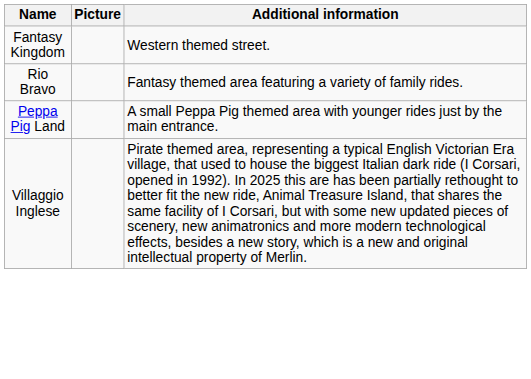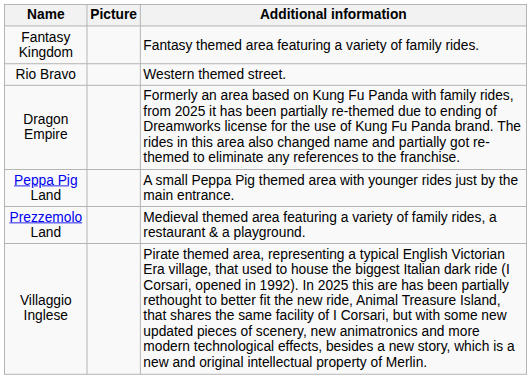(199, 44) Western themed street. -> (311, 44) Fantasy themed area featuring a variety of family rides.
(295, 82) Fantasy themed area featuring a variety of family rides. -> (215, 74) Western themed street.
+ row: (46, 127)
+ row: (46, 225)
